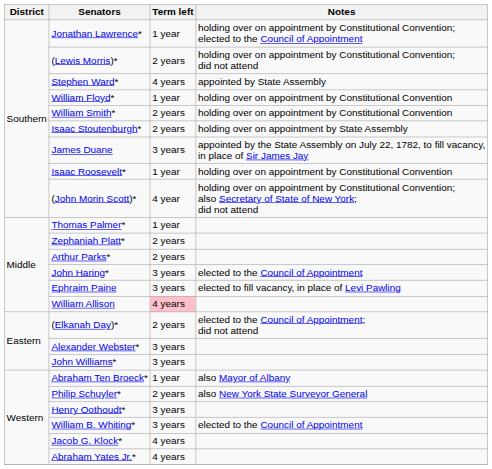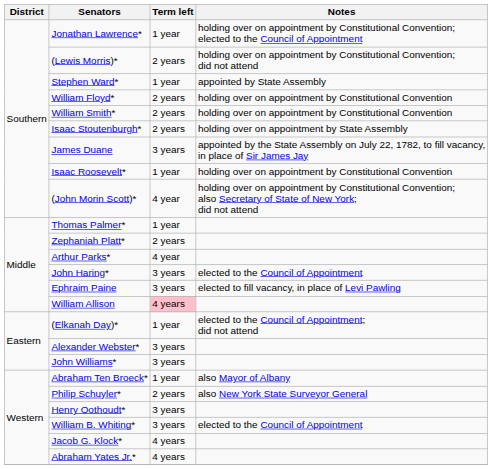(169, 81) 4 years -> (166, 81) 1 year
(166, 97) 1 year -> (169, 97) 2 years
(169, 256) 2 years -> (166, 256) 4 year
(169, 325) 2 years -> (166, 325) 1 year
